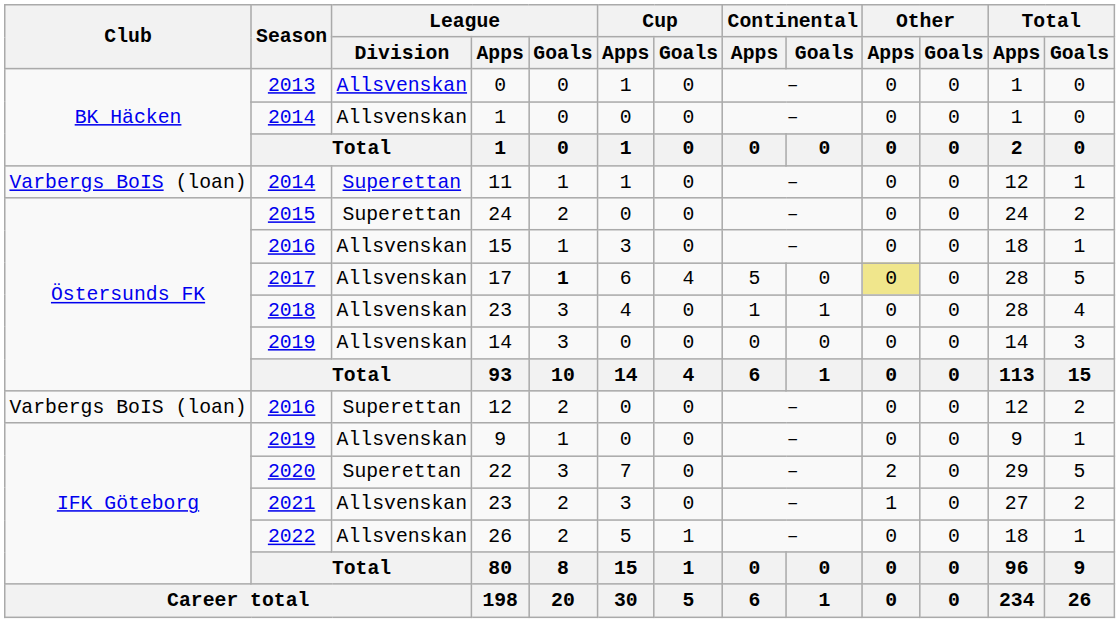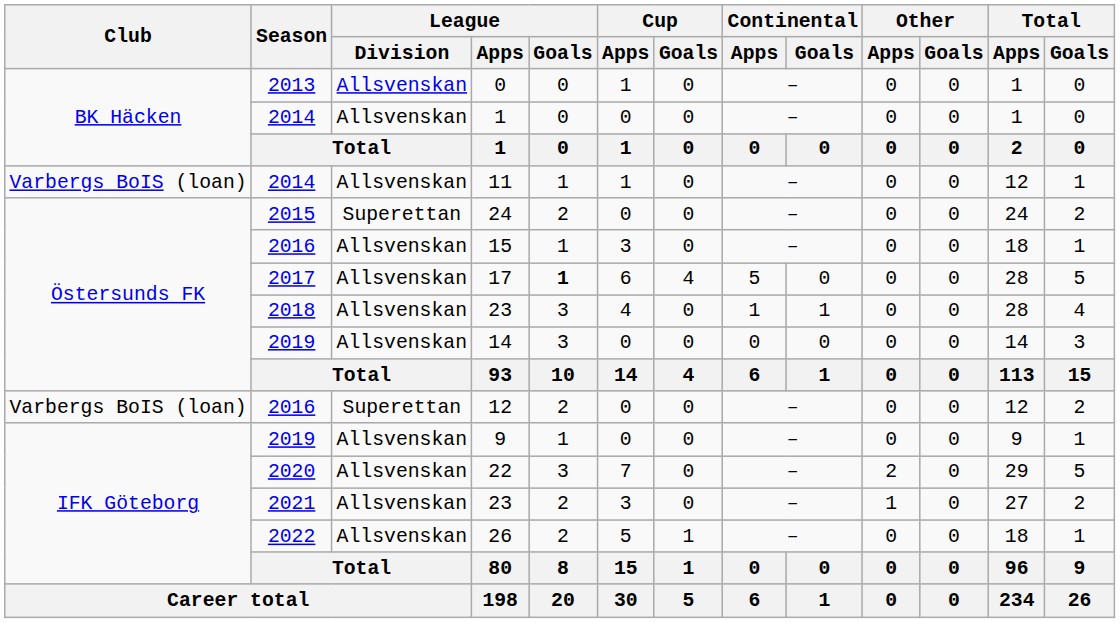(402, 182) Superettan -> (402, 182) Allsvenskan
(891, 279) khaki background -> (891, 279) no background
(402, 472) Superettan -> (402, 472) Allsvenskan
